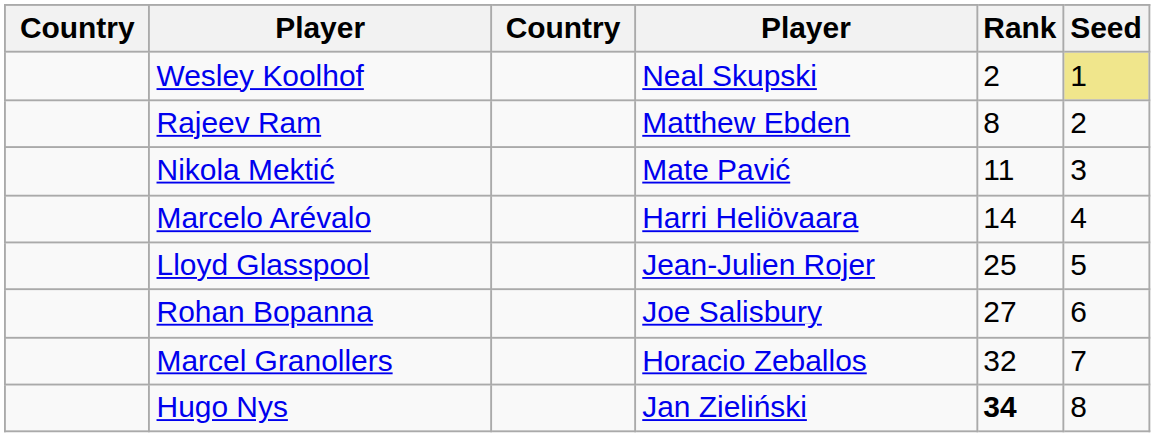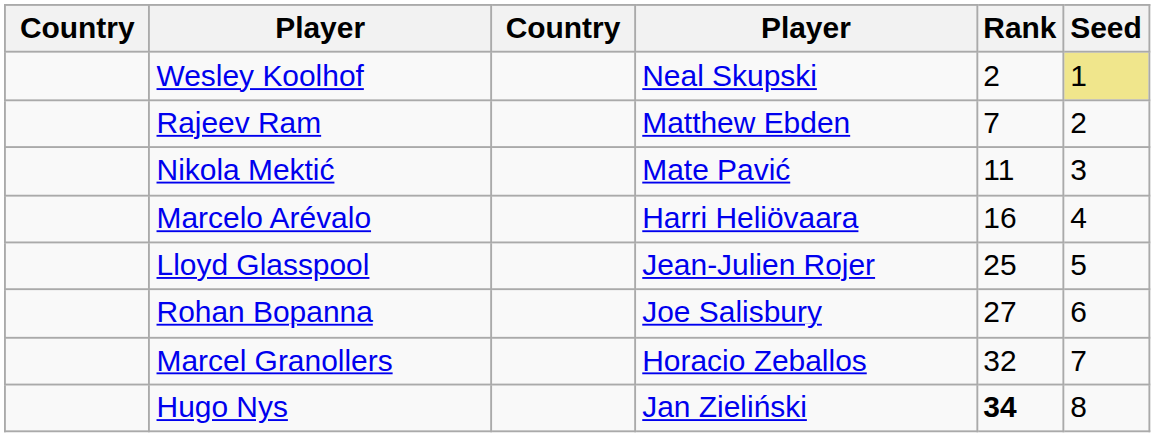(992, 123) 8 -> (992, 123) 7
(1000, 218) 14 -> (1000, 218) 16
